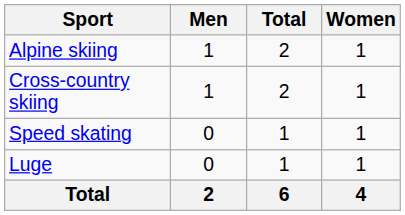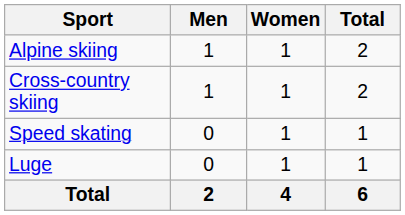columns swapped: (361, 19) <-> (284, 19)
